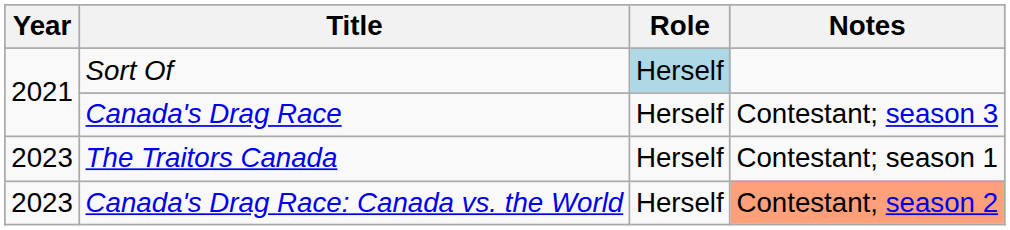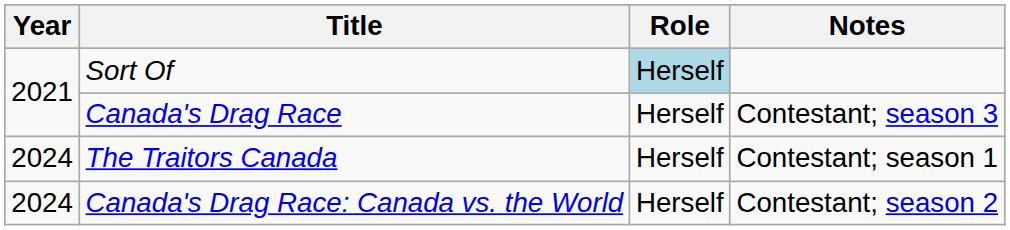(42, 158) 2023 -> (42, 158) 2024
(42, 202) 2023 -> (42, 202) 2024
(867, 202) lightsalmon background -> (867, 202) no background
